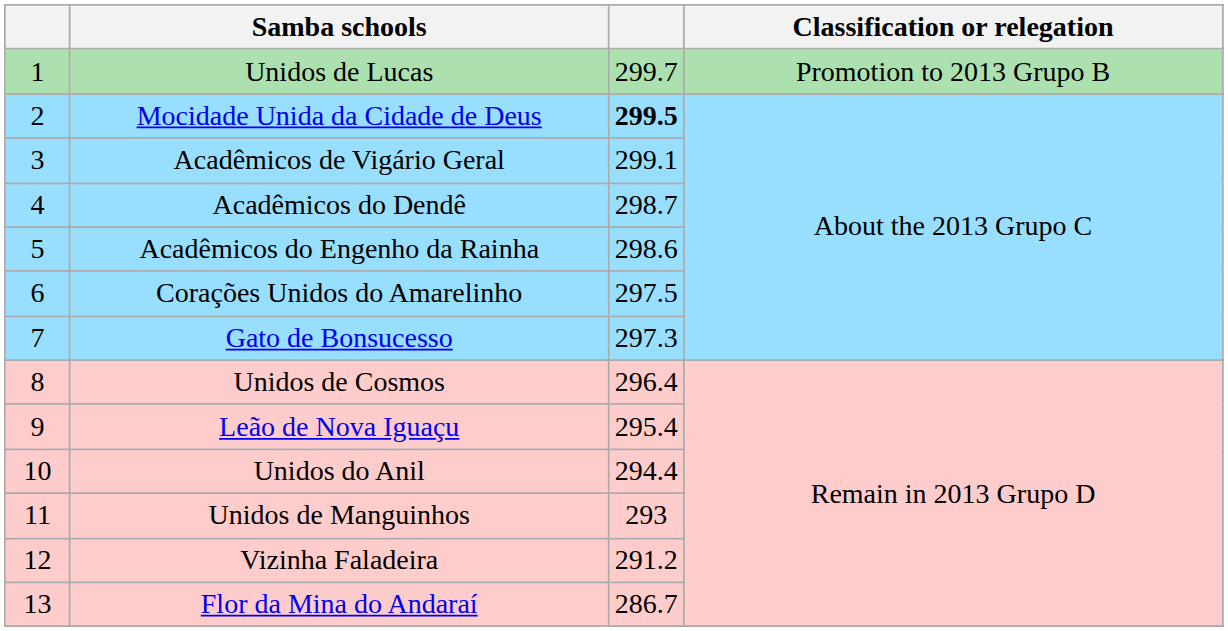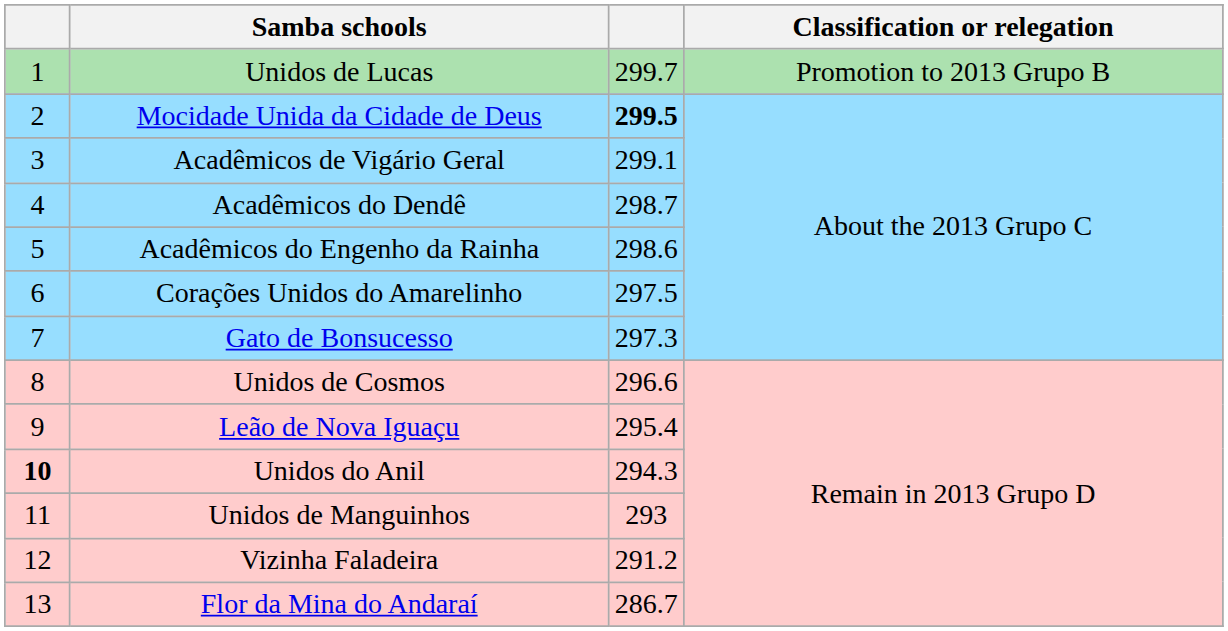(646, 381) 296.4 -> (646, 381) 296.6
(38, 470) normal -> (38, 470) bold
(646, 470) 294.4 -> (646, 470) 294.3
